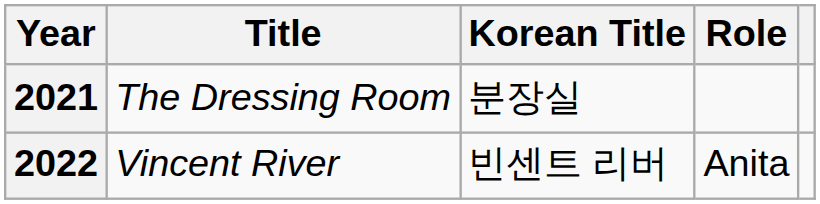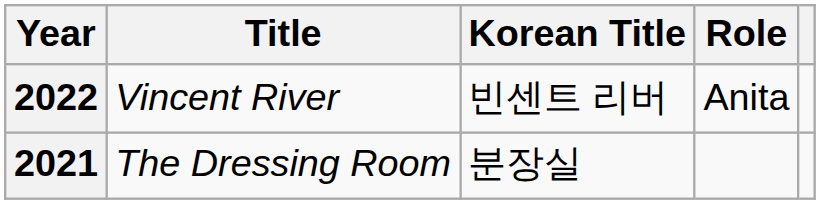rows swapped: (56, 97) <-> (56, 164)
